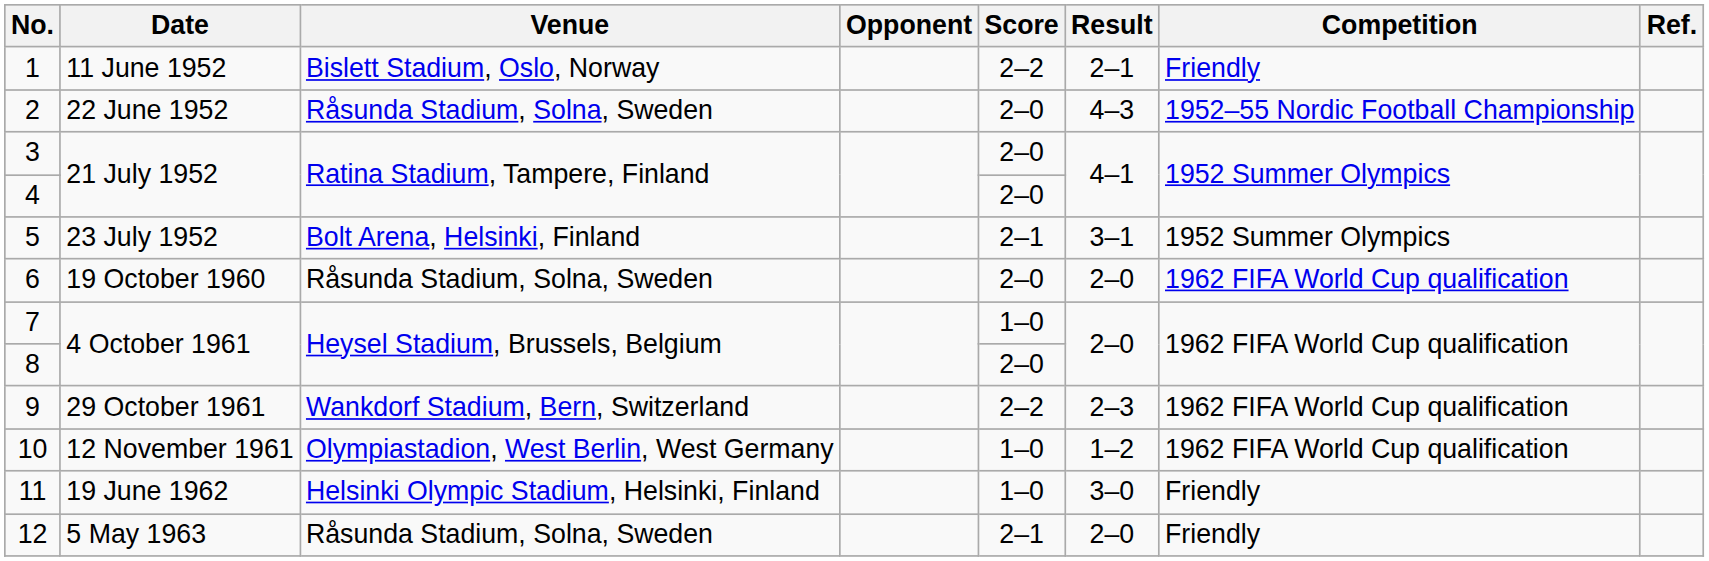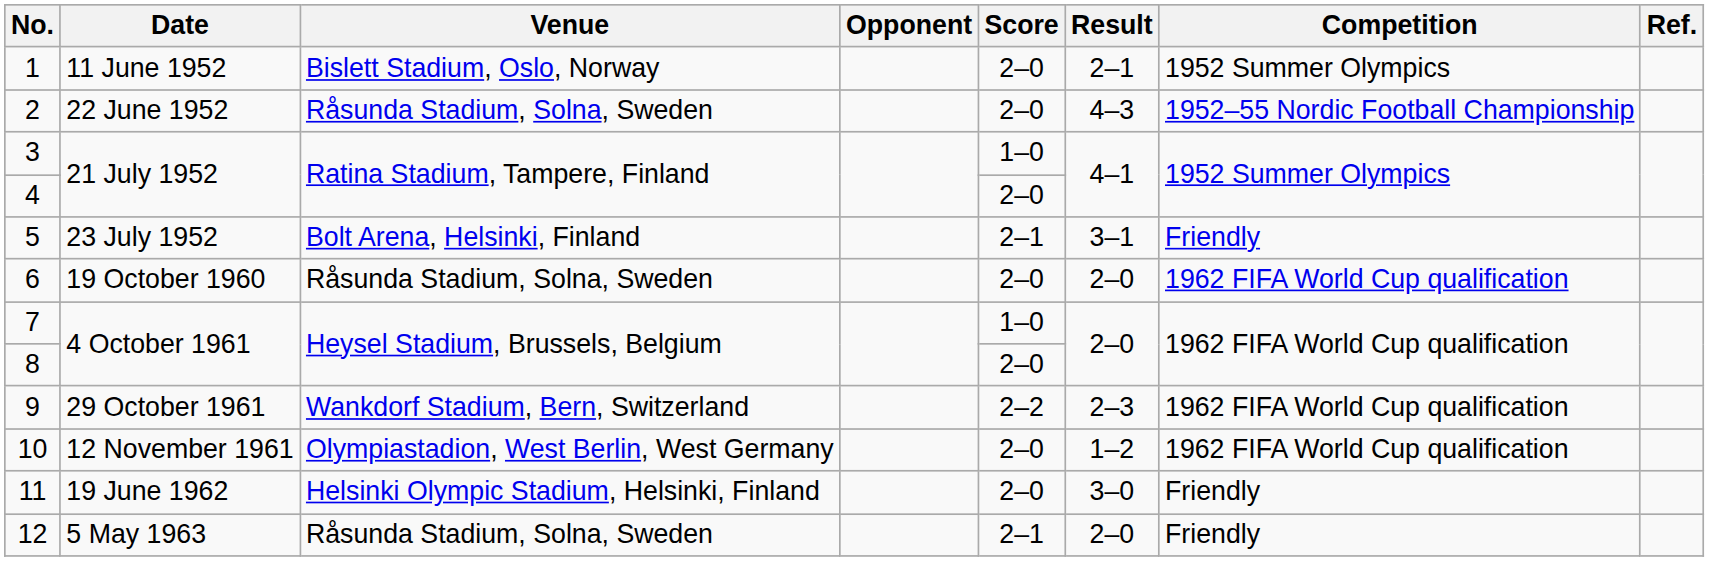(1022, 68) 2–2 -> (1022, 68) 2–0
(1213, 68) Friendly -> (1308, 68) 1952 Summer Olympics
(1022, 152) 2–0 -> (1022, 152) 1–0
(1308, 237) 1952 Summer Olympics -> (1213, 237) Friendly
(1022, 449) 1–0 -> (1022, 449) 2–0
(1022, 491) 1–0 -> (1022, 491) 2–0
